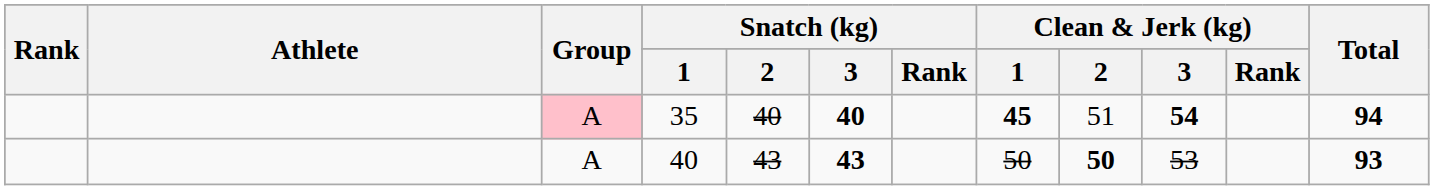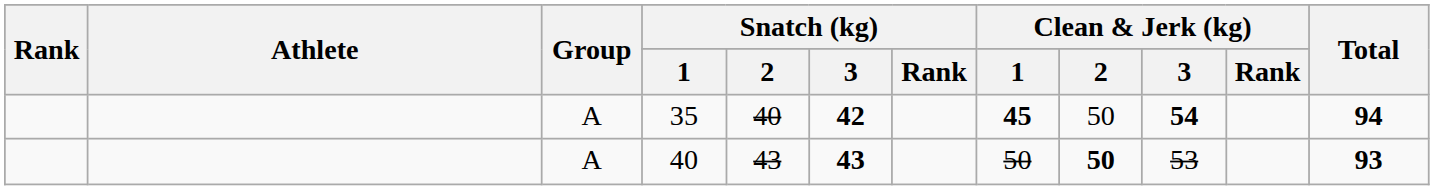(592, 116) pink background -> (592, 116) no background
(851, 116) 40 -> (851, 116) 42
(1101, 116) 51 -> (1101, 116) 50
